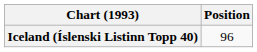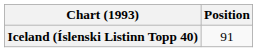(227, 36) 96 -> (227, 36) 91
